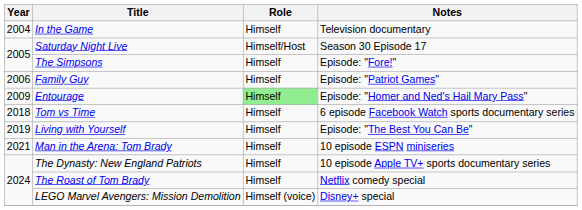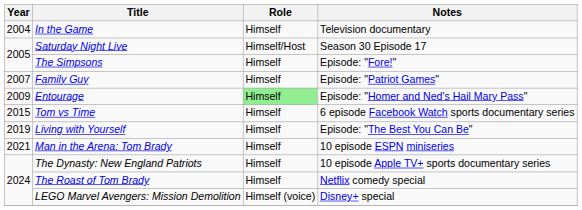(19, 79) 2006 -> (19, 79) 2007
(19, 113) 2018 -> (19, 113) 2015
